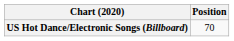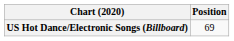(209, 28) 70 -> (209, 28) 69
